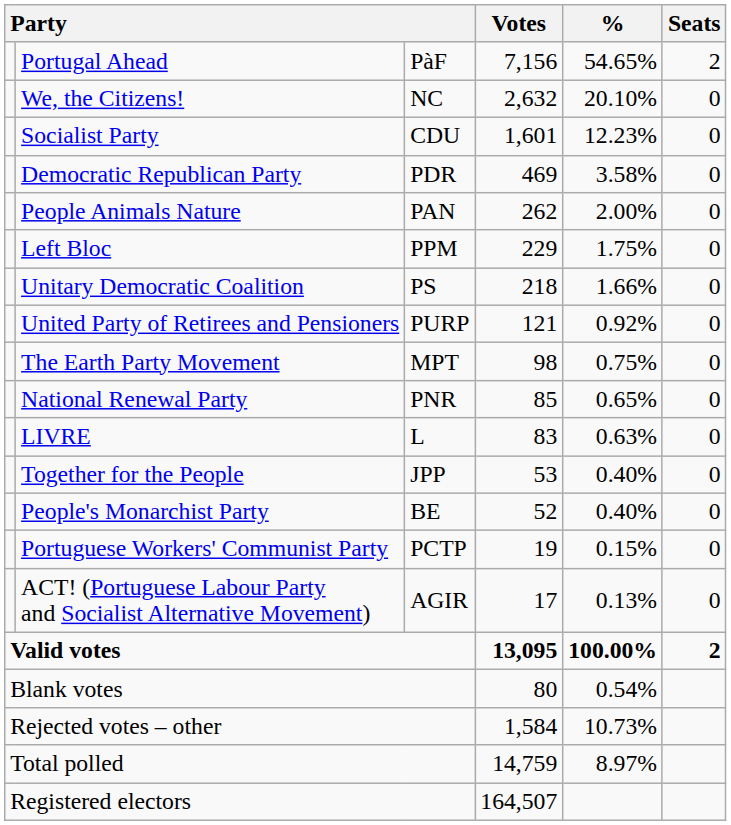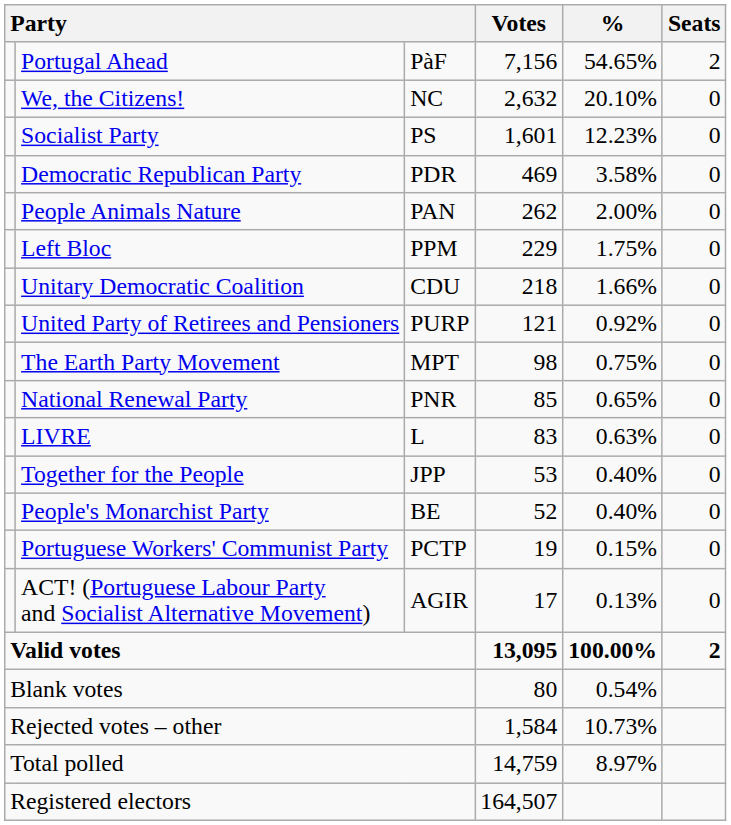(435, 135) CDU -> (423, 135) PS
(423, 286) PS -> (435, 286) CDU
